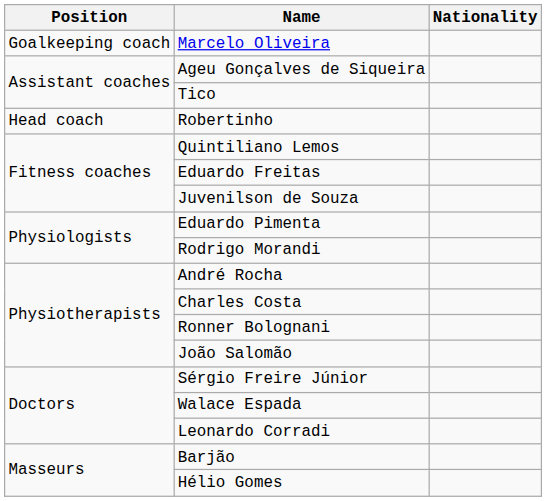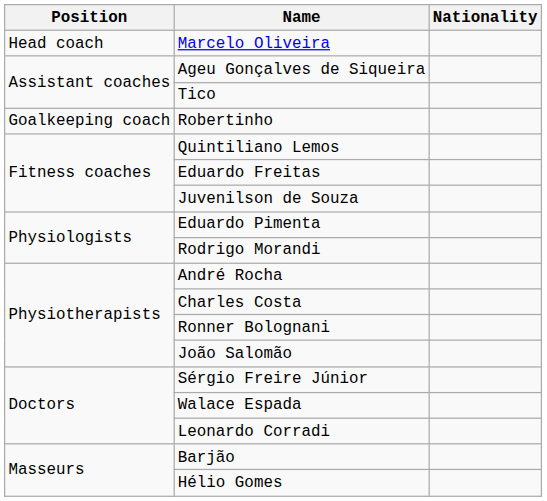(89, 43) Goalkeeping coach -> (56, 43) Head coach
(56, 121) Head coach -> (89, 121) Goalkeeping coach
